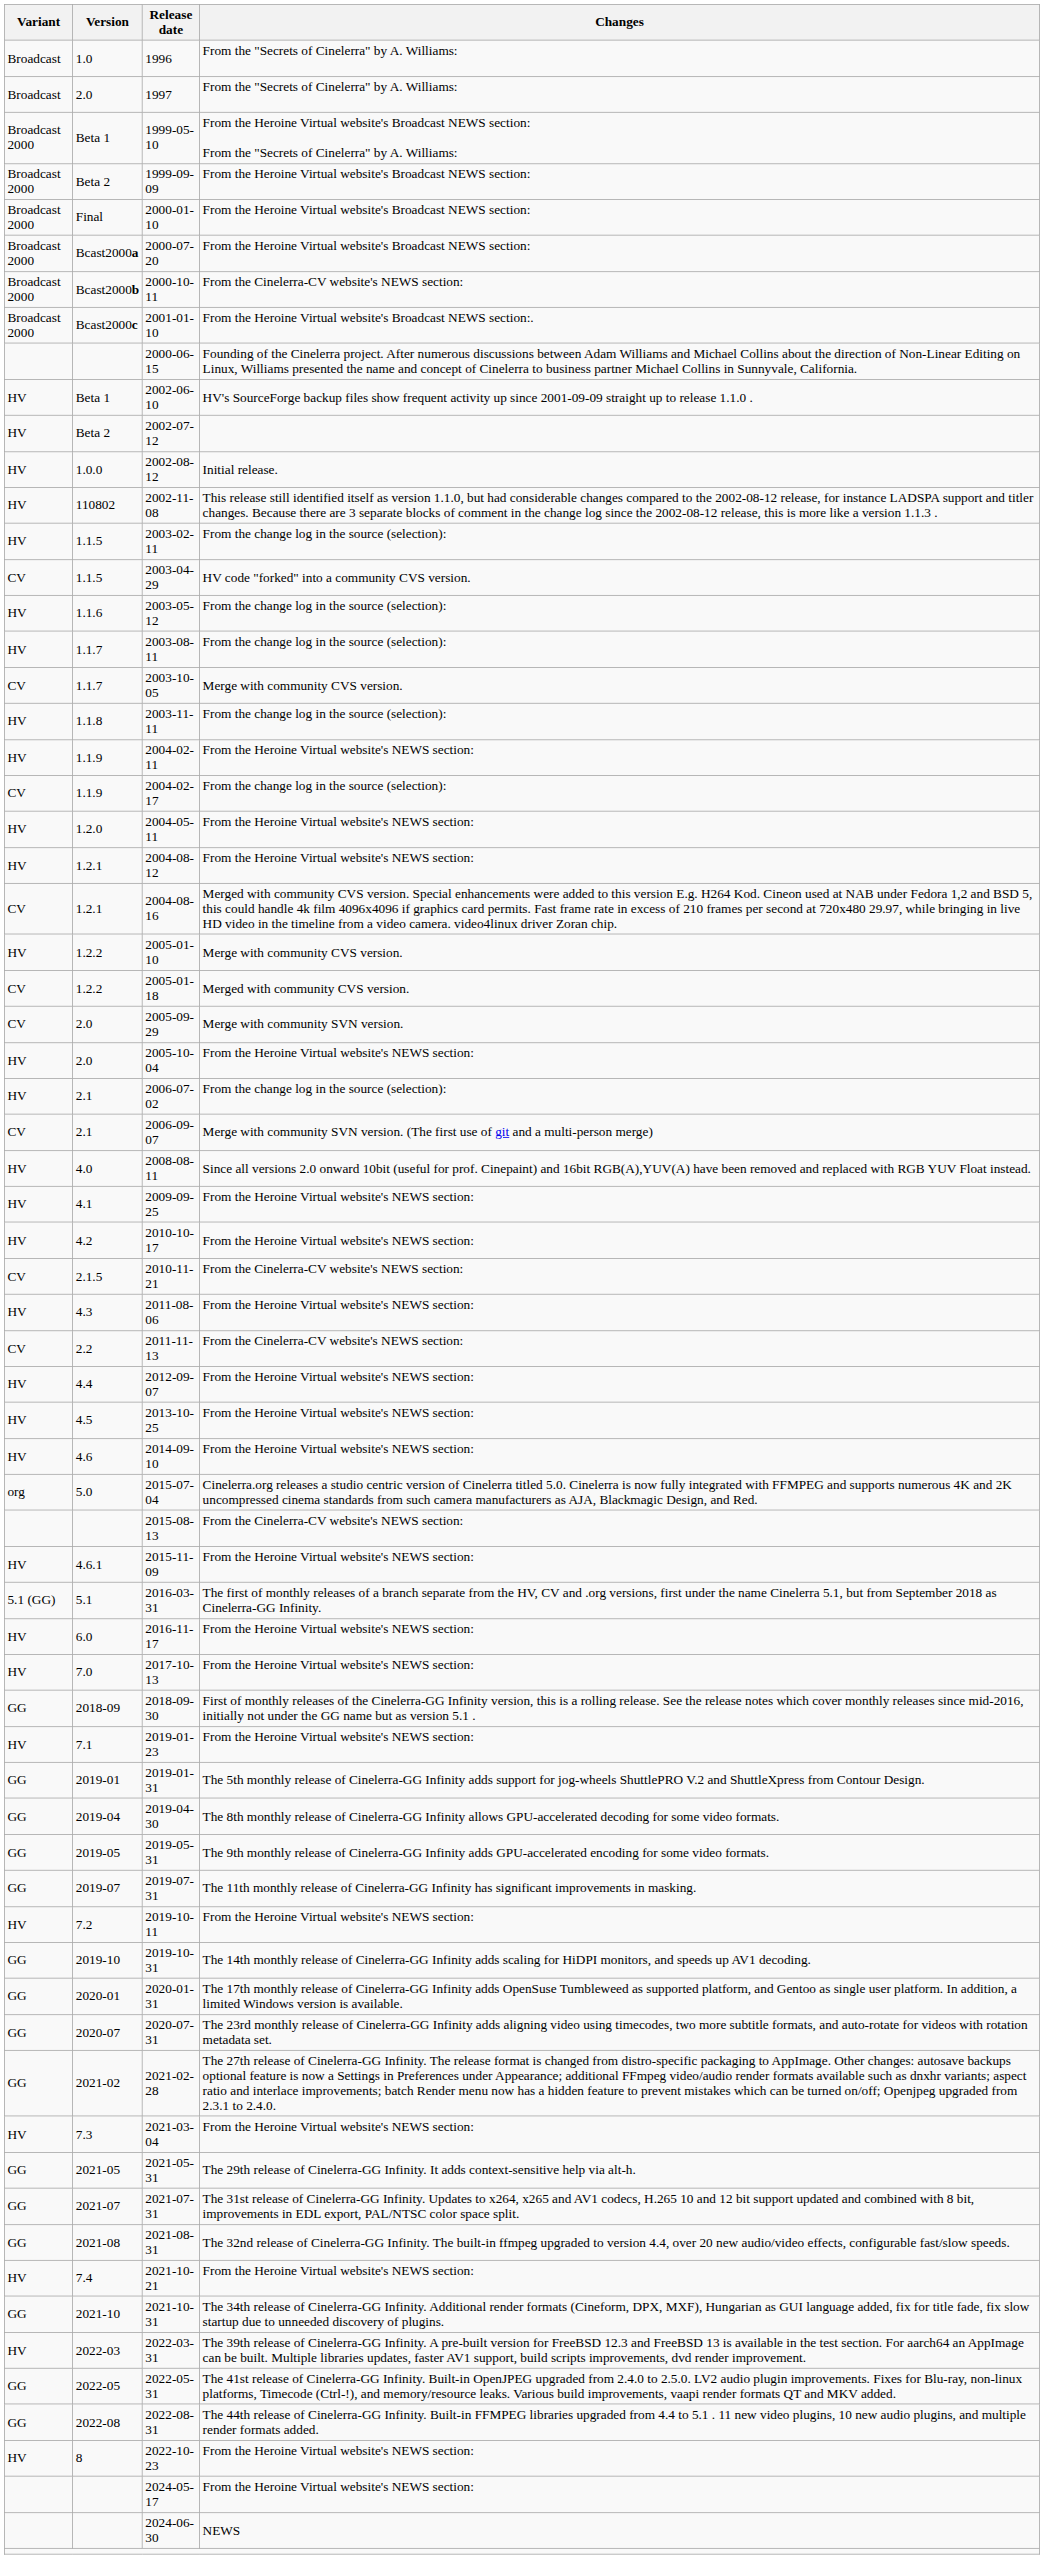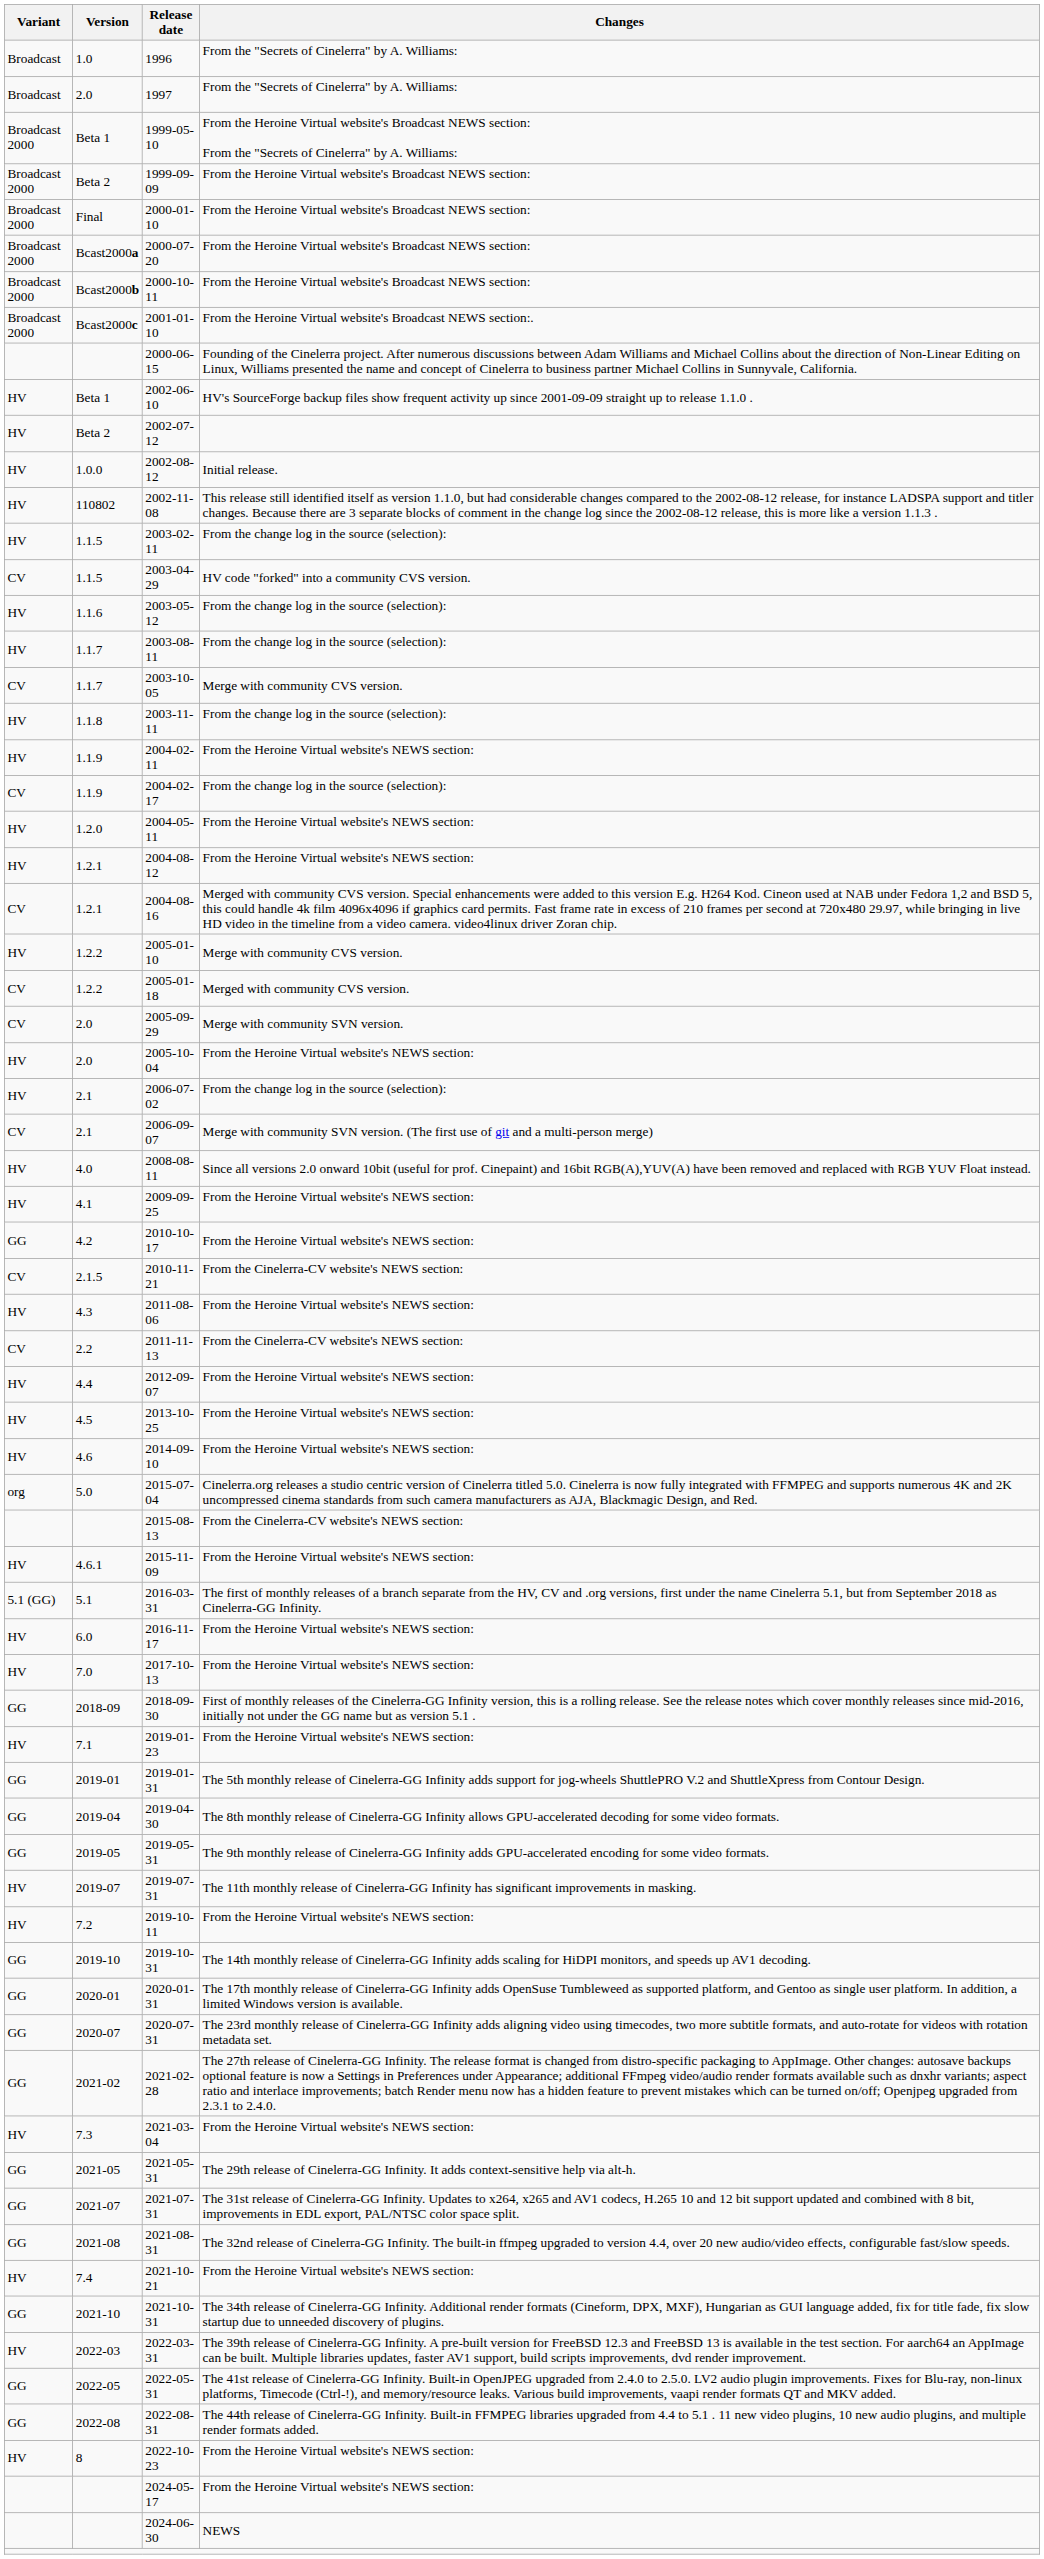(333, 281) From the Cinelerra-CV website's NEWS section: -> (366, 281) From the Heroine Virtual website's Broadcast NEWS section:
(17, 1240) HV -> (17, 1240) GG
(17, 1888) GG -> (17, 1888) HV
